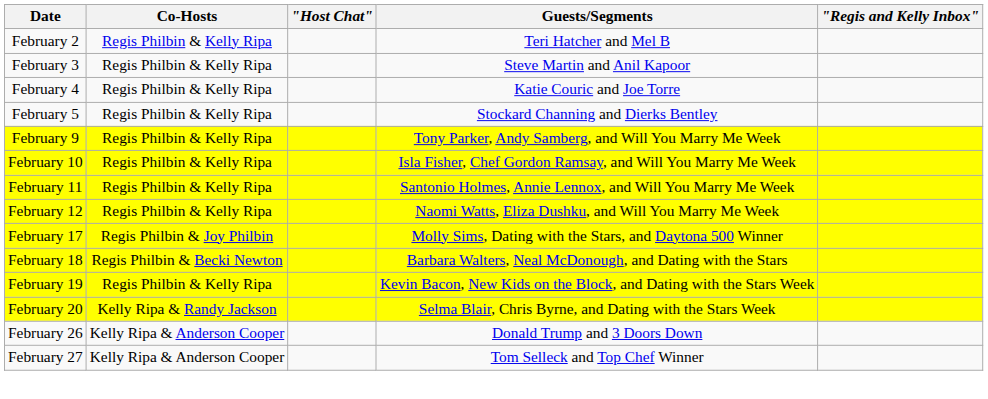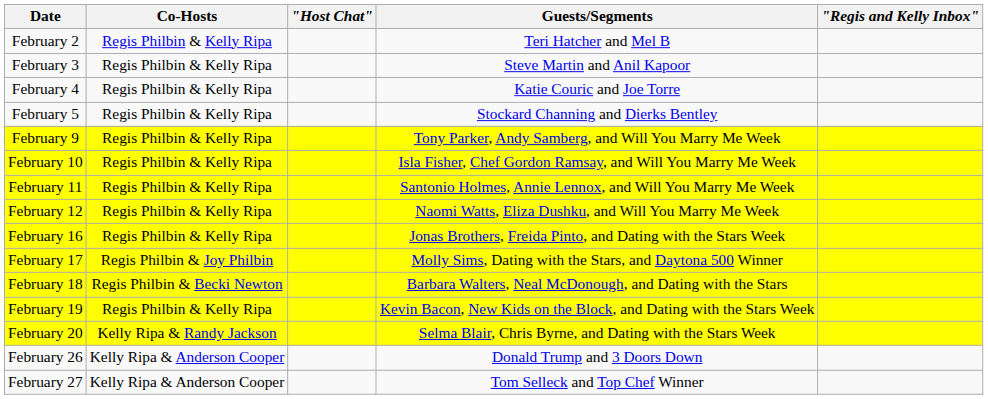+ row: (45, 235)
